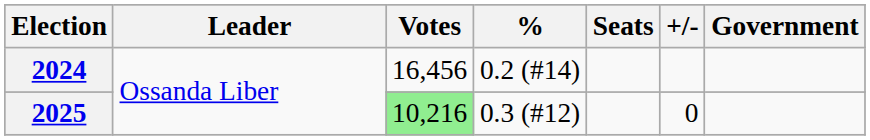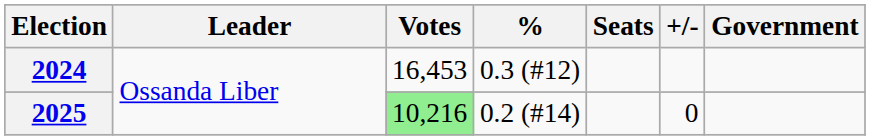(430, 69) 16,456 -> (430, 69) 16,453
(530, 69) 0.2 (#14) -> (530, 69) 0.3 (#12)
(530, 112) 0.3 (#12) -> (530, 112) 0.2 (#14)
